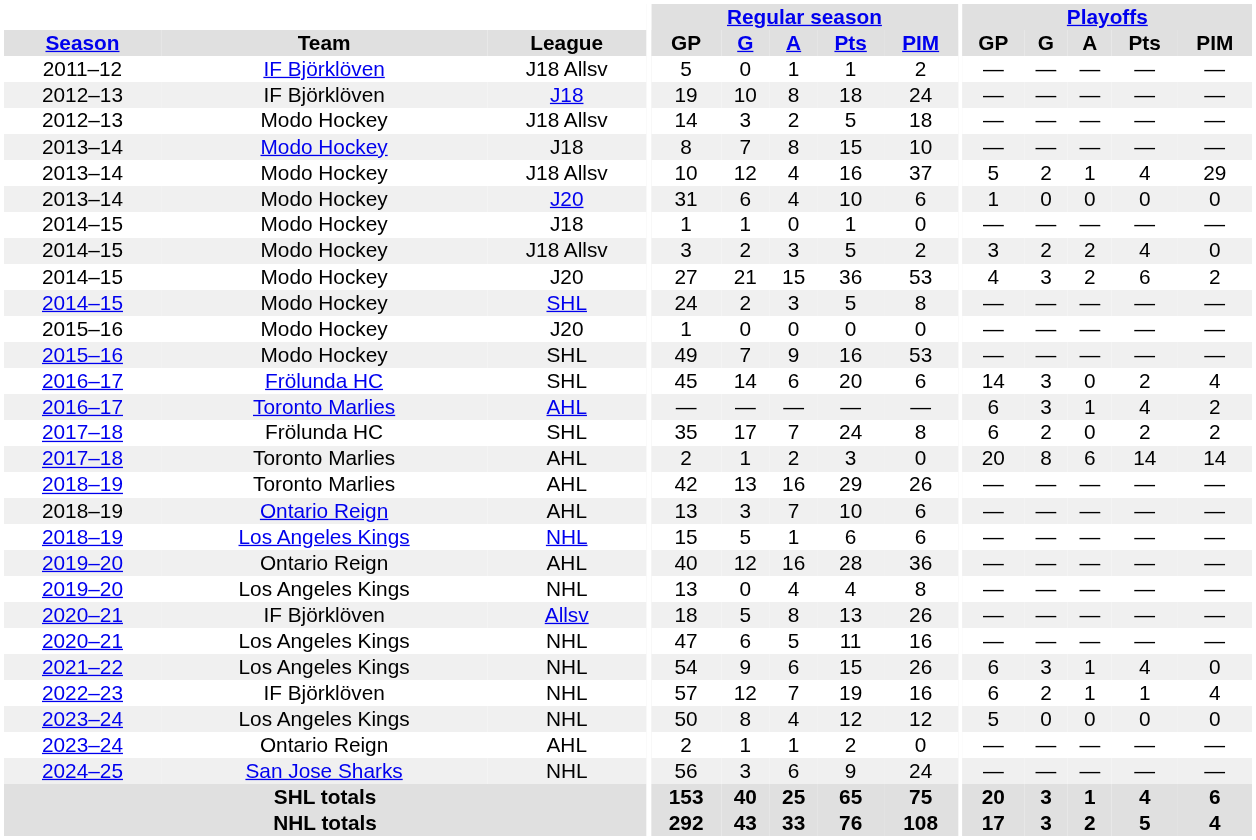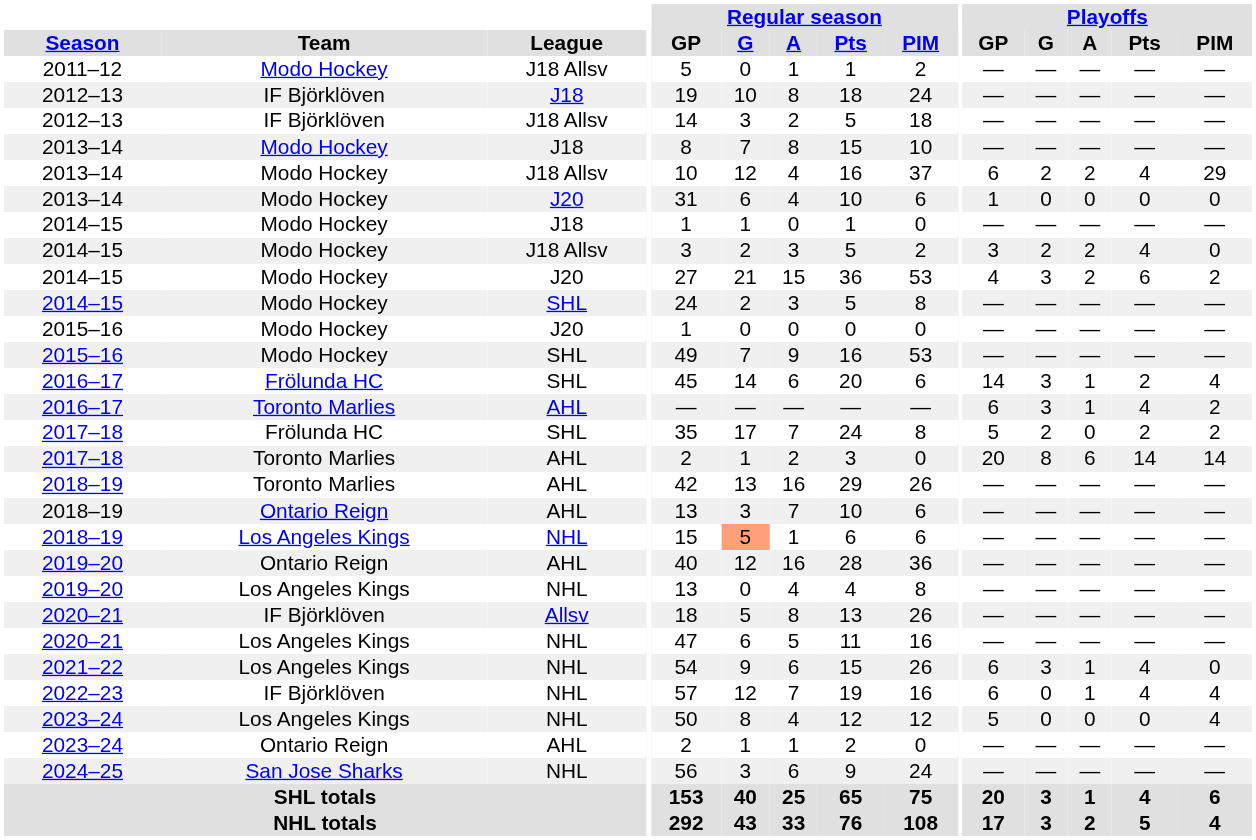(324, 68) IF Björklöven -> (324, 68) Modo Hockey
(324, 120) Modo Hockey -> (324, 120) IF Björklöven
(993, 172) 5 -> (993, 172) 6
(1090, 172) 1 -> (1090, 172) 2
(1090, 380) 0 -> (1090, 380) 1
(993, 432) 6 -> (993, 432) 5
(745, 536) no background -> (745, 536) lightsalmon background
(1046, 692) 2 -> (1046, 692) 0
(1145, 692) 1 -> (1145, 692) 4
(1215, 718) 0 -> (1215, 718) 4
